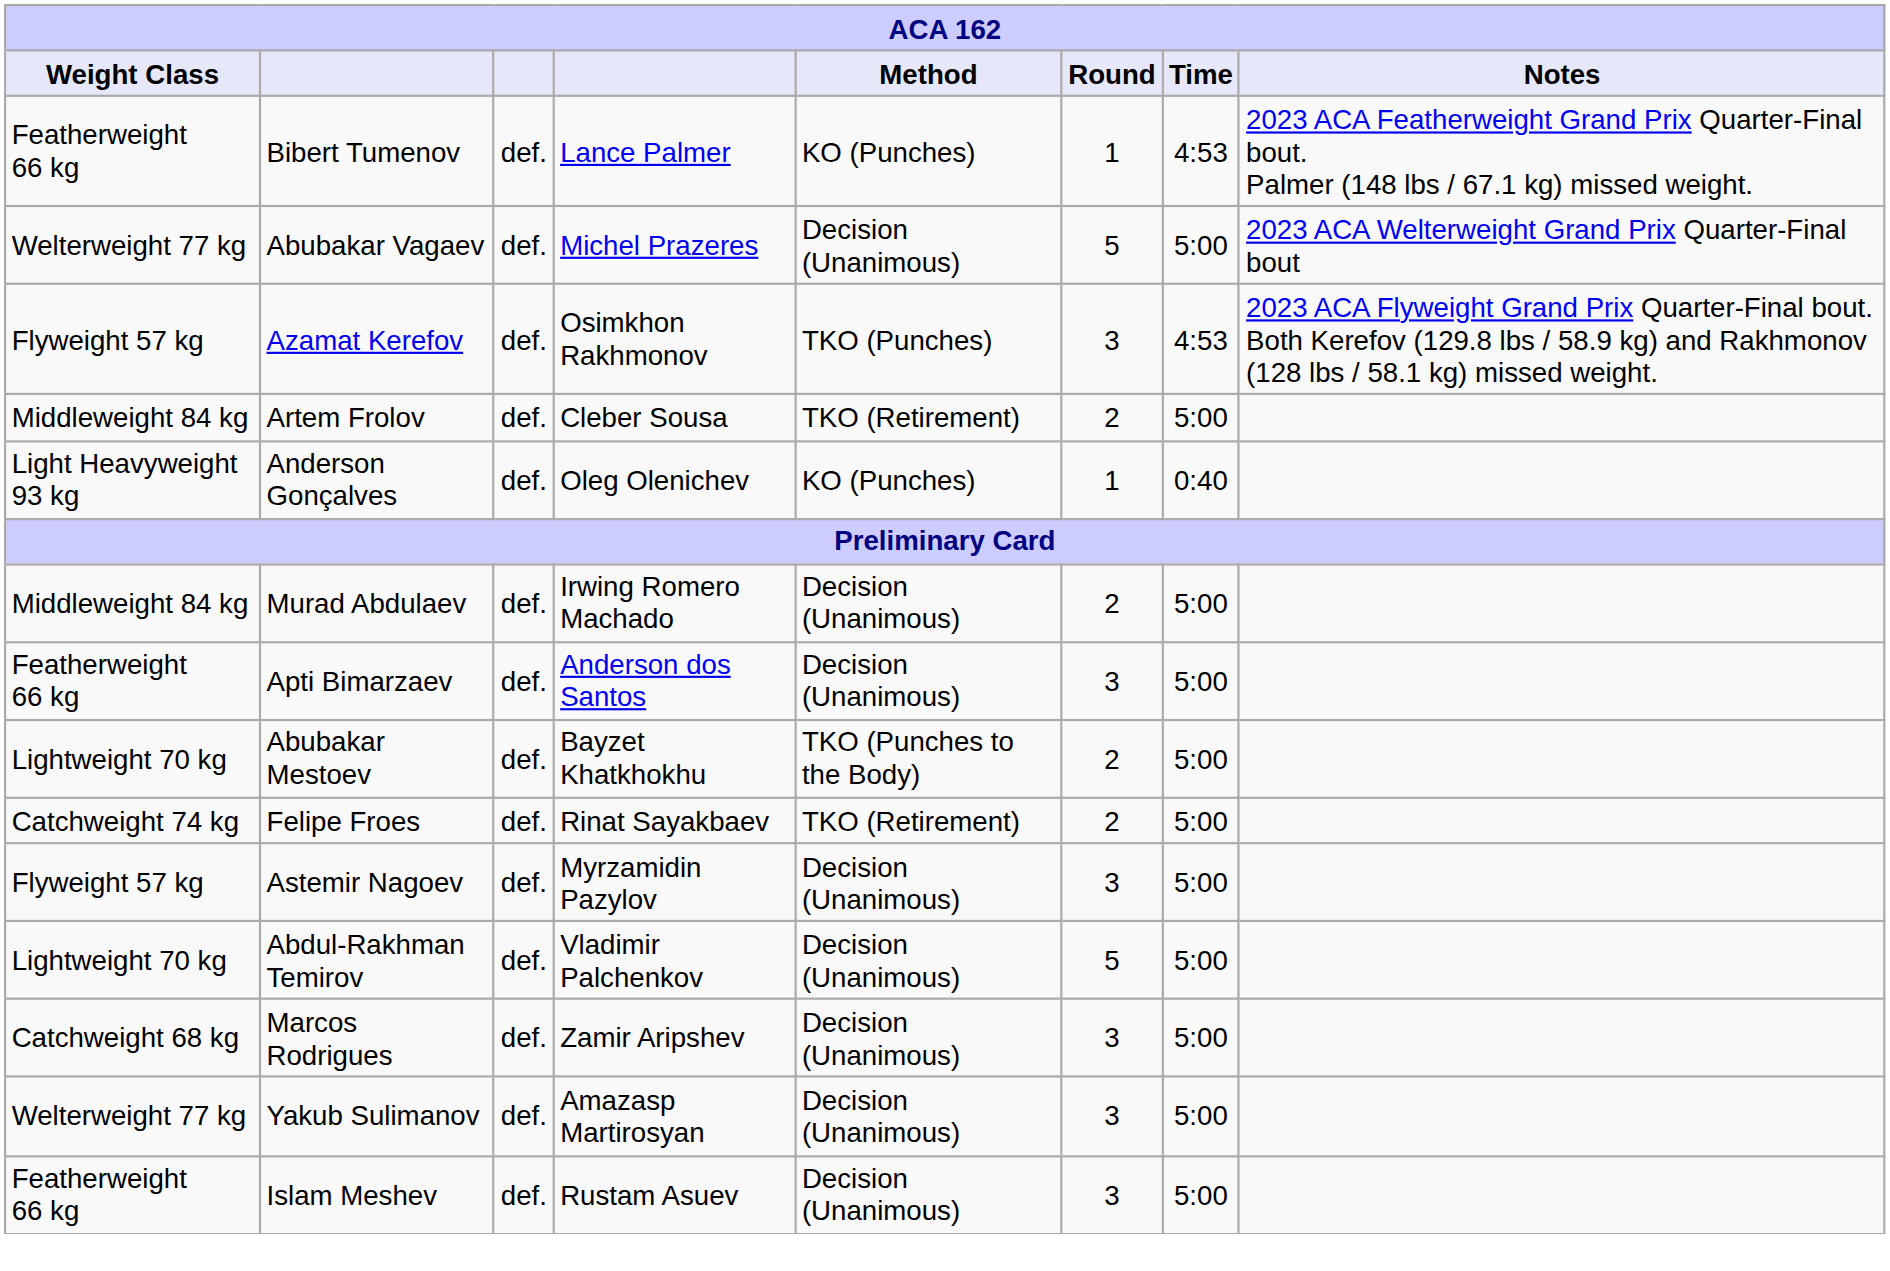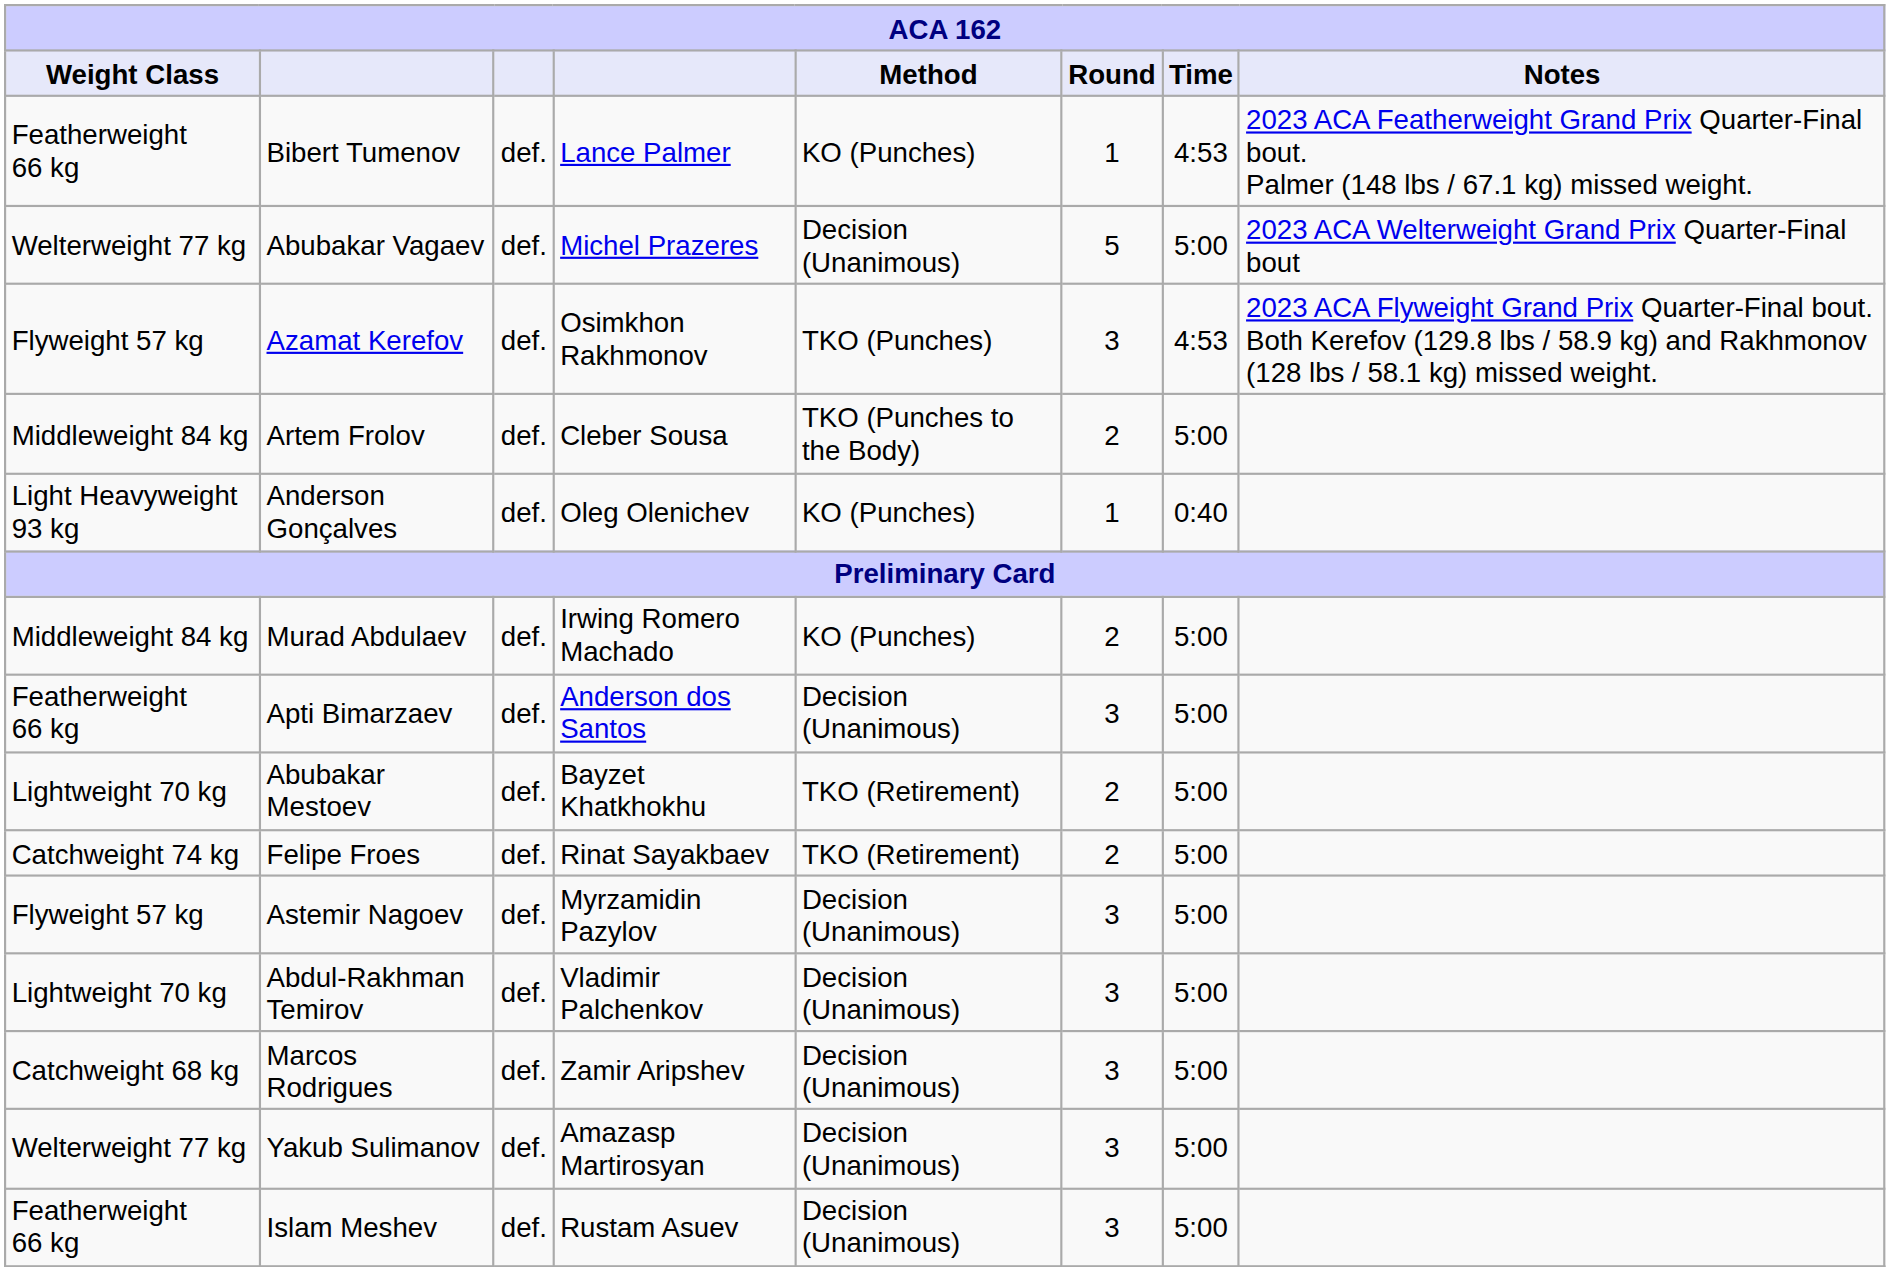(911, 417) TKO (Retirement) -> (908, 434) TKO (Punches to the Body)
(881, 603) Decision (Unanimous) -> (889, 635) KO (Punches)
(908, 759) TKO (Punches to the Body) -> (911, 791) TKO (Retirement)
(1112, 960) 5 -> (1112, 993) 3
